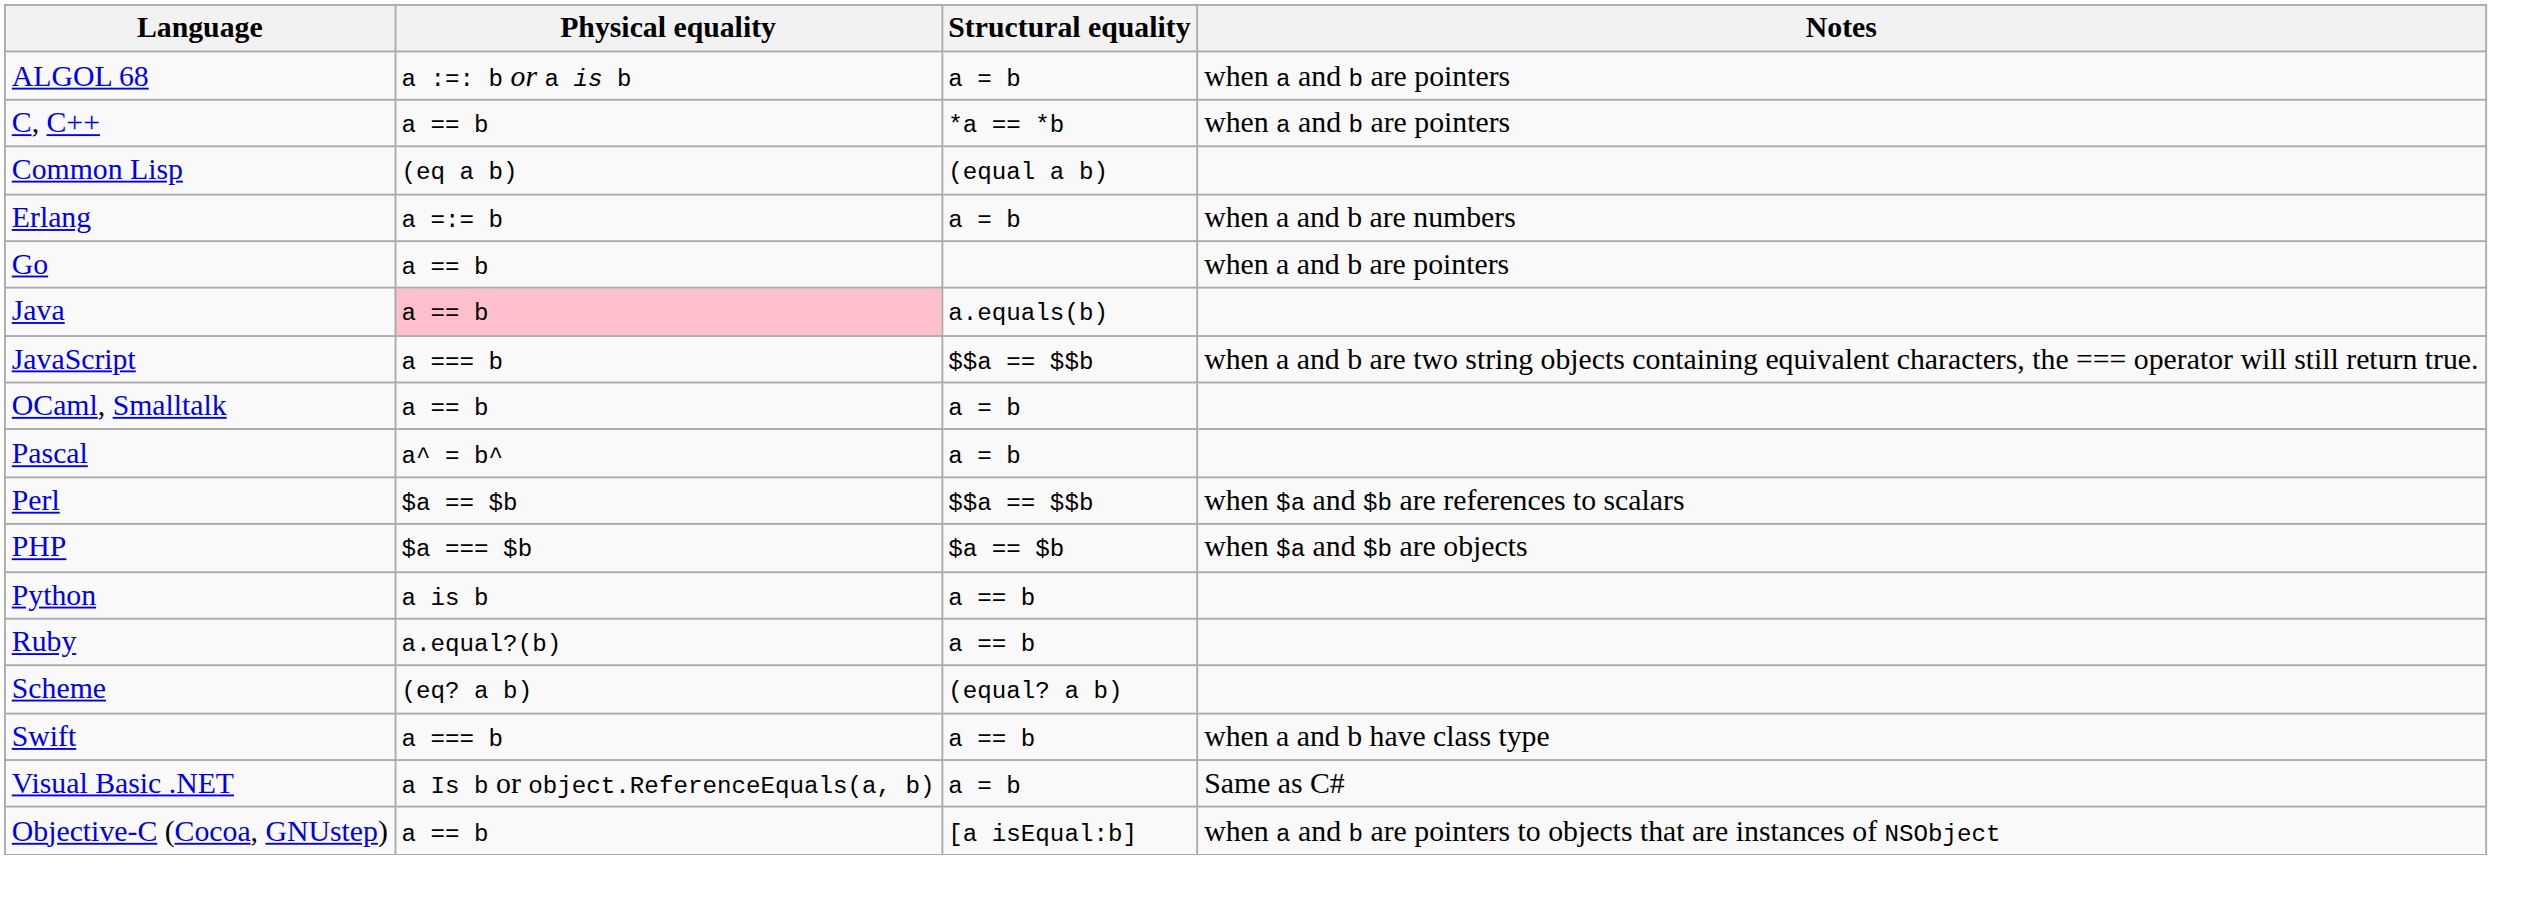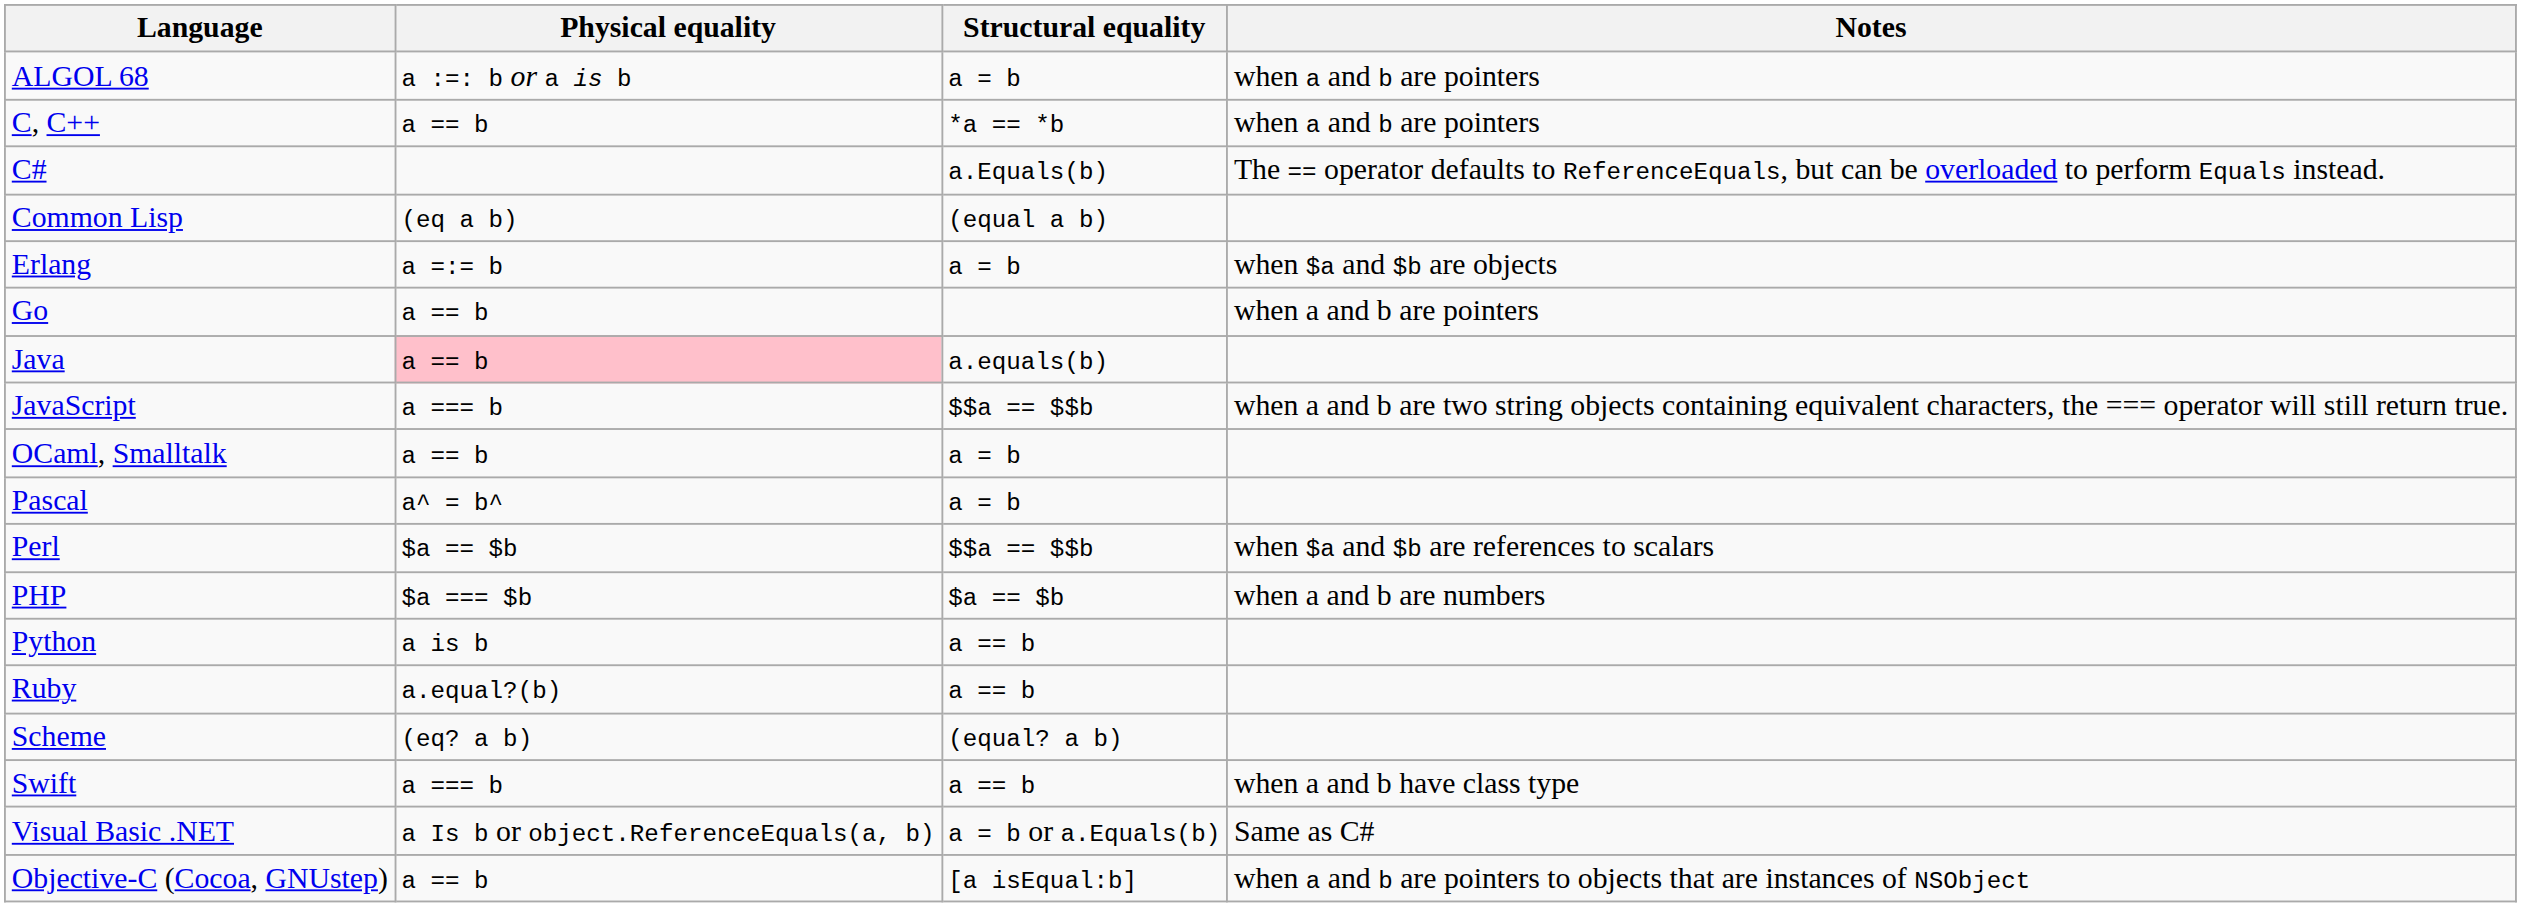+ row: (29, 169)
(1360, 216) when a and b are numbers -> (1396, 265) when $a and $b are objects
(1366, 548) when $a and $b are objects -> (1390, 594) when a and b are numbers
(985, 786) a = b -> (1084, 831) a = b or a.Equals(b)
